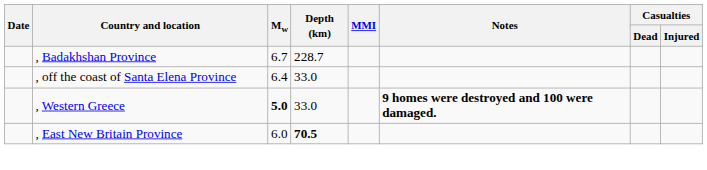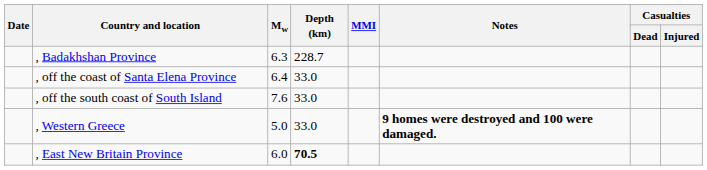(279, 56) 6.7 -> (279, 56) 6.3
+ row: (129, 98)
(279, 105) bold -> (279, 126) normal
